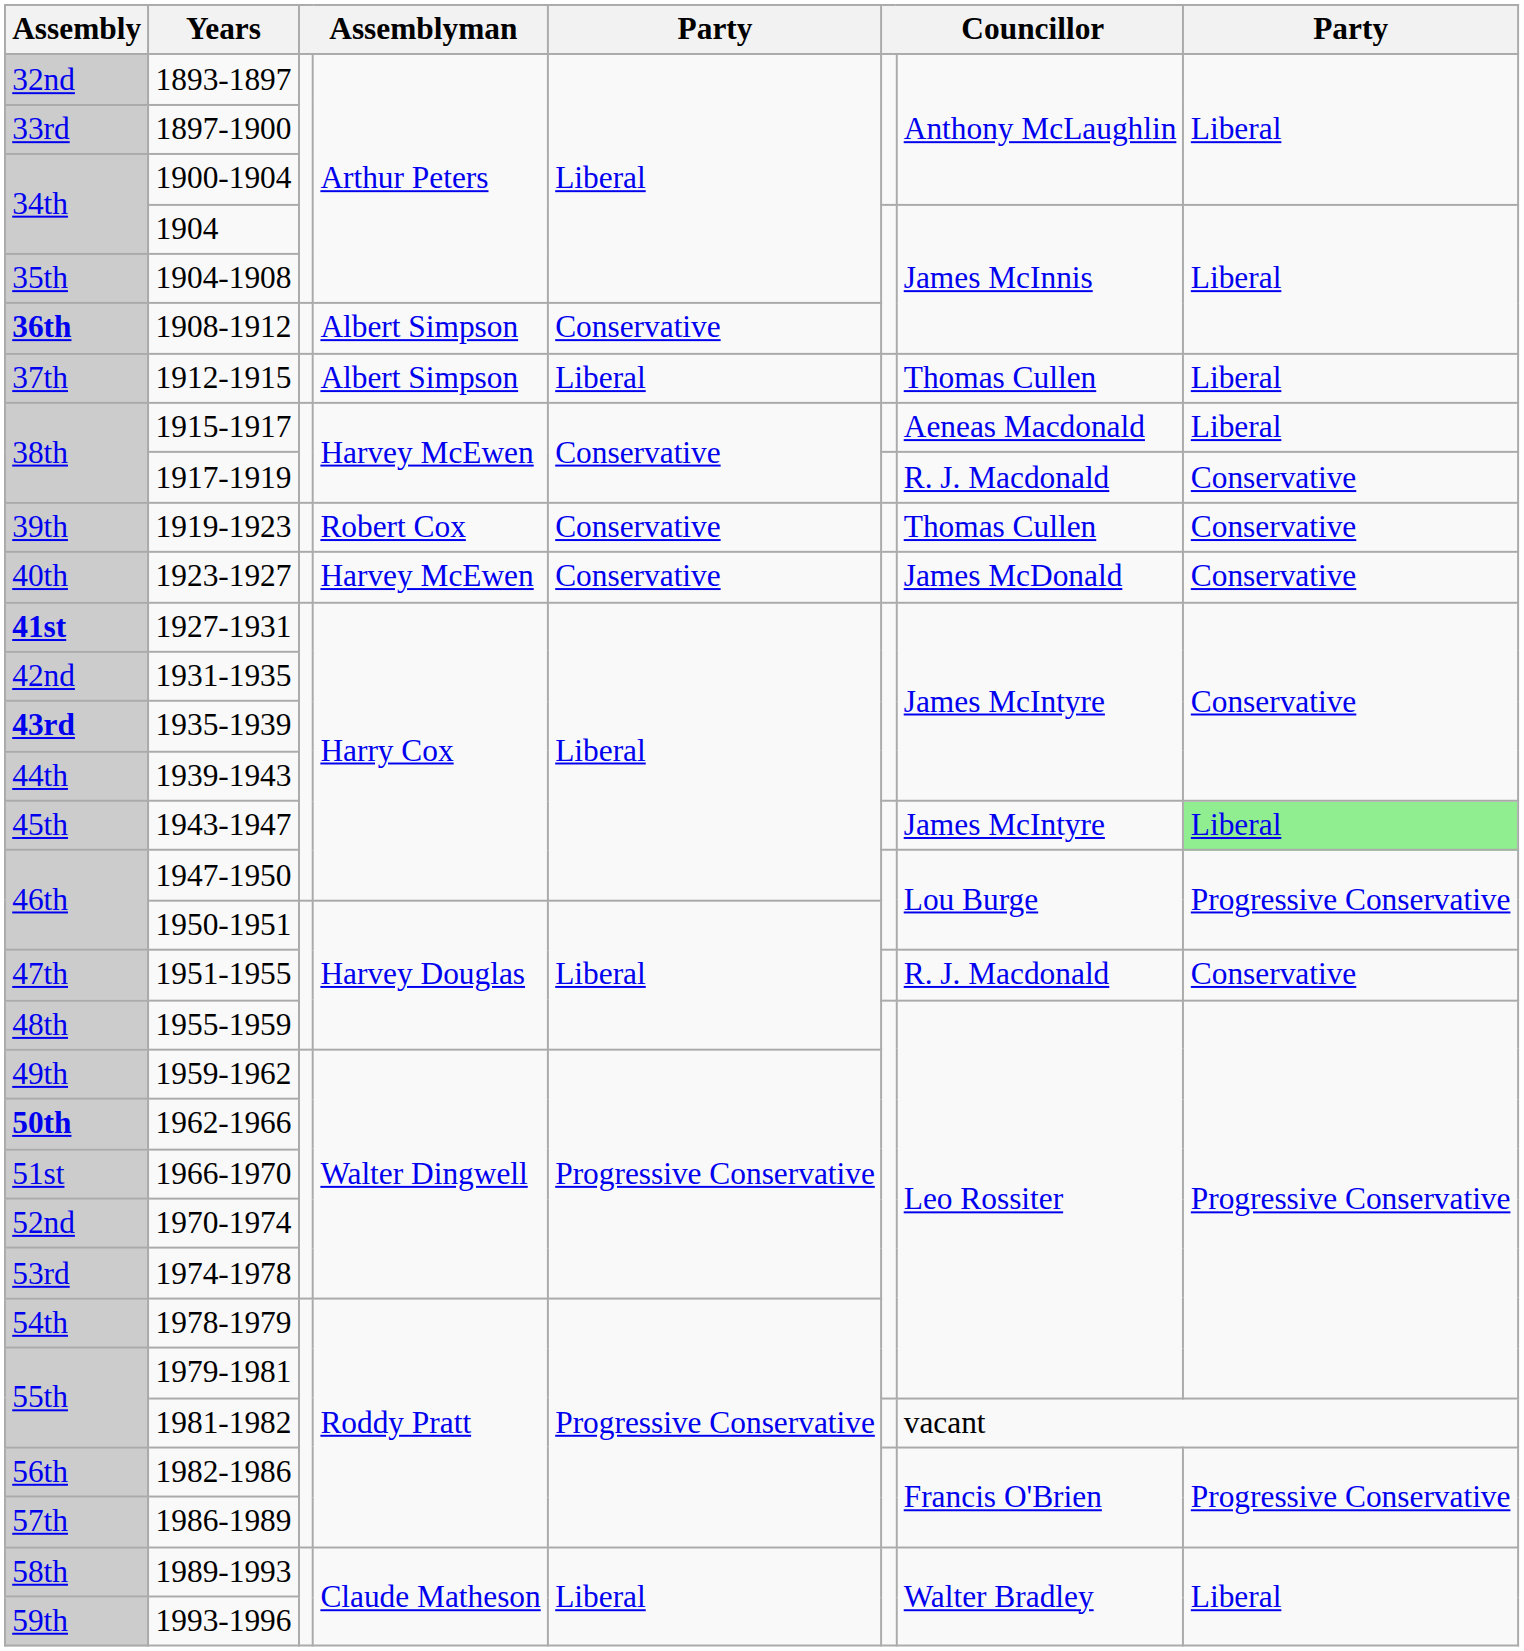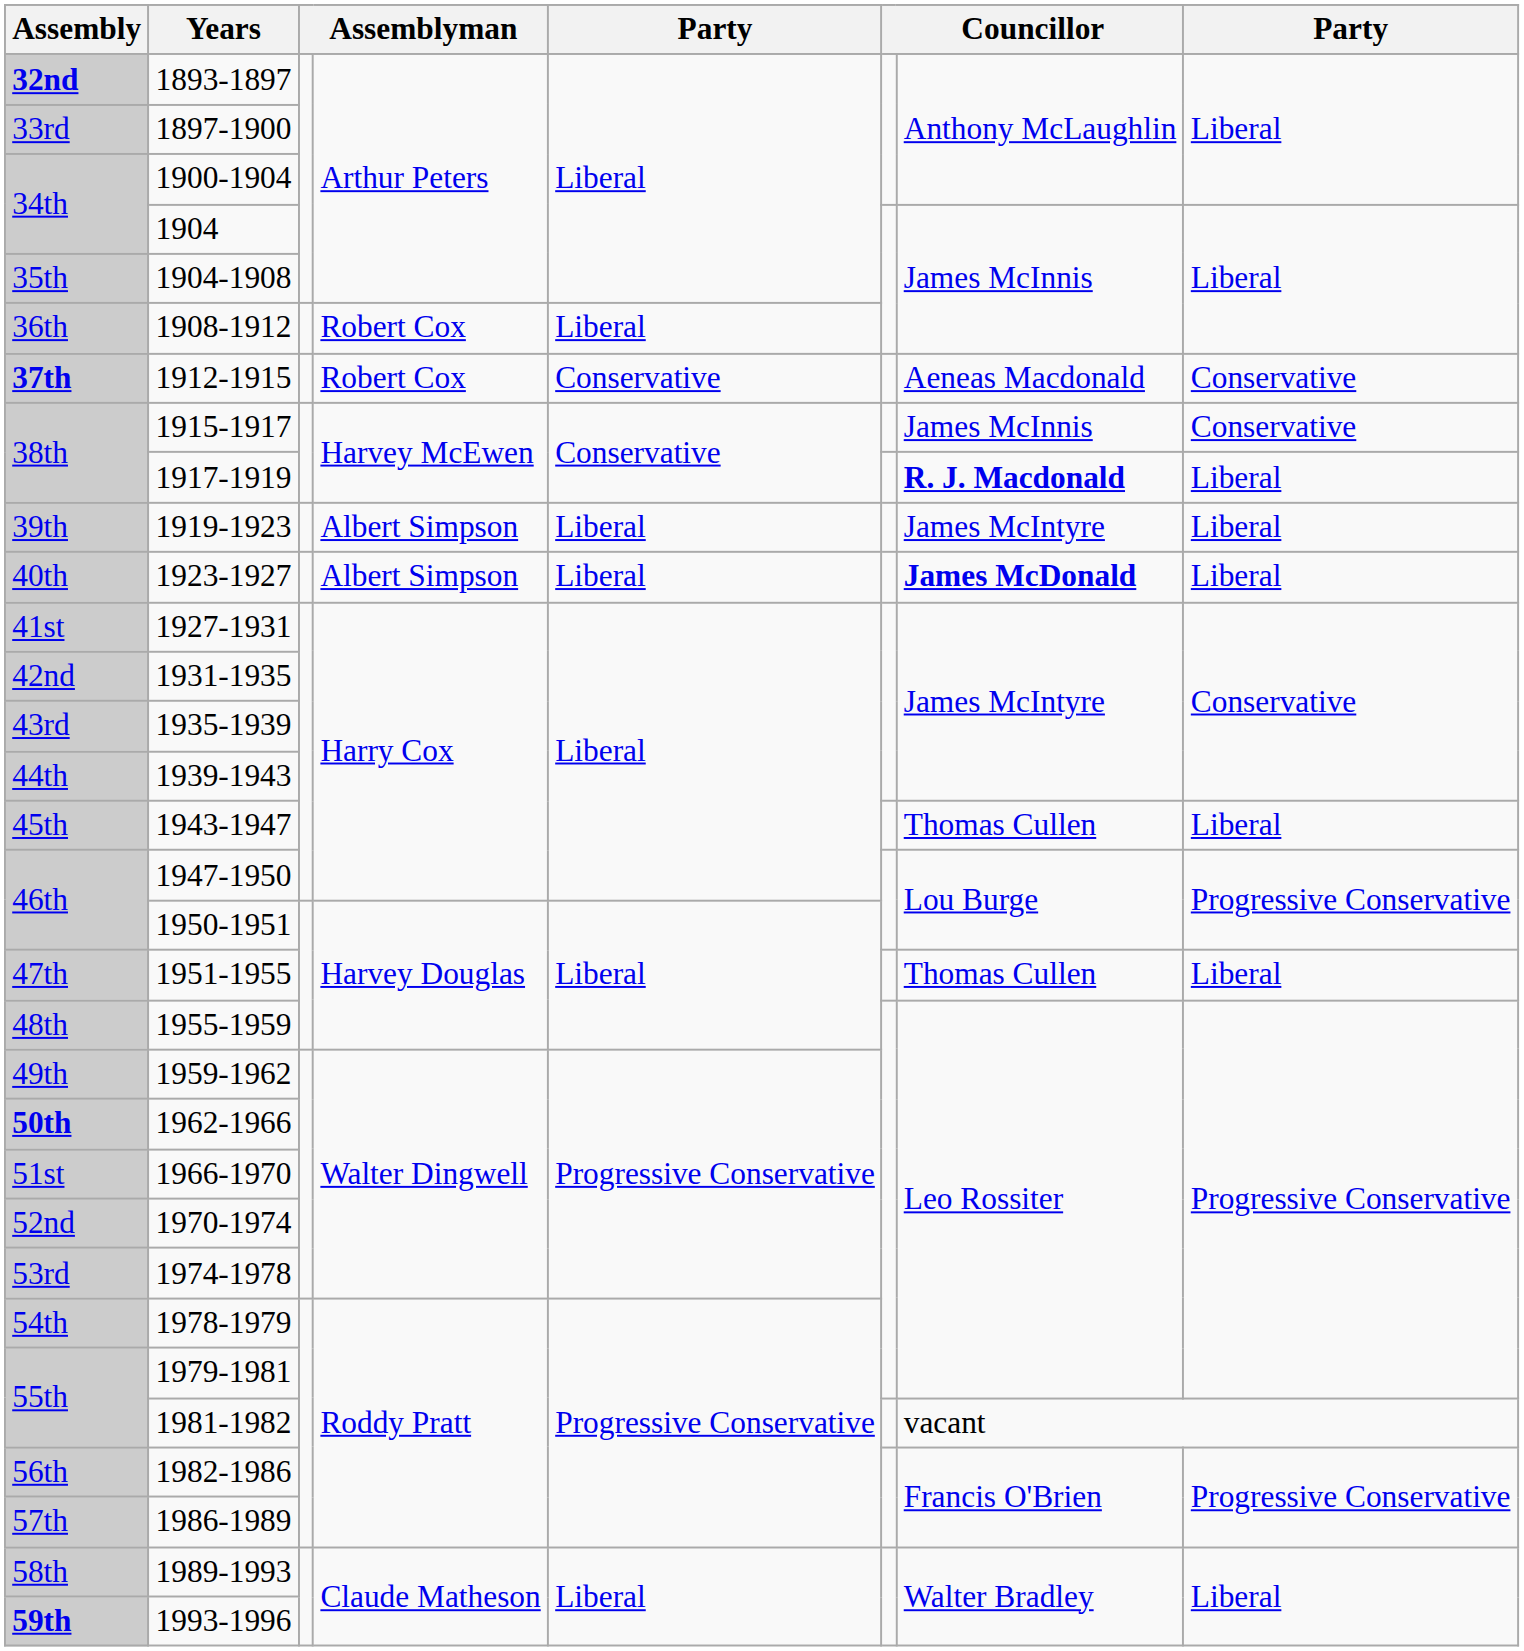(44, 79) normal -> (45, 79) bold
(42, 327) bold -> (40, 327) normal
(419, 327) Albert Simpson -> (393, 327) Robert Cox
(638, 327) Conservative -> (600, 327) Liberal
(40, 377) normal -> (42, 377) bold
(419, 377) Albert Simpson -> (393, 377) Robert Cox
(600, 377) Liberal -> (638, 377) Conservative
(1000, 377) Thomas Cullen -> (1024, 377) Aeneas Macdonald
(1236, 377) Liberal -> (1274, 377) Conservative
(1024, 427) Aeneas Macdonald -> (998, 427) James McInnis
(1236, 427) Liberal -> (1274, 427) Conservative
(1007, 476) normal -> (1014, 476) bold
(1274, 476) Conservative -> (1236, 476) Liberal
(393, 526) Robert Cox -> (419, 526) Albert Simpson
(638, 526) Conservative -> (600, 526) Liberal
(1000, 526) Thomas Cullen -> (1004, 526) James McIntyre
(1274, 526) Conservative -> (1236, 526) Liberal
(427, 576) Harvey McEwen -> (419, 576) Albert Simpson
(638, 576) Conservative -> (600, 576) Liberal
(1013, 576) normal -> (1020, 576) bold
(1274, 576) Conservative -> (1236, 576) Liberal
(39, 626) bold -> (38, 626) normal
(44, 725) bold -> (41, 725) normal
(1004, 825) James McIntyre -> (1000, 825) Thomas Cullen
(1236, 825) lightgreen background -> (1236, 825) no background
(1007, 974) R. J. Macdonald -> (1000, 974) Thomas Cullen
(1274, 974) Conservative -> (1236, 974) Liberal
(40, 1620) normal -> (42, 1620) bold
